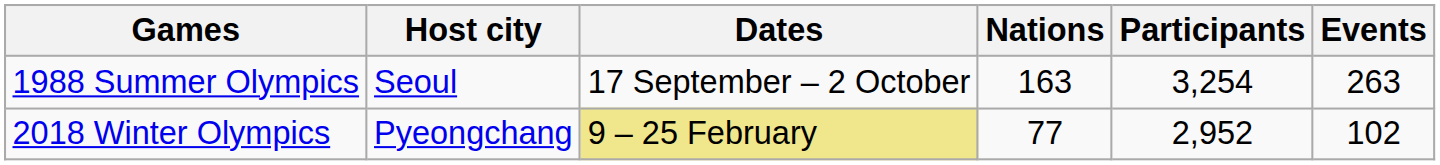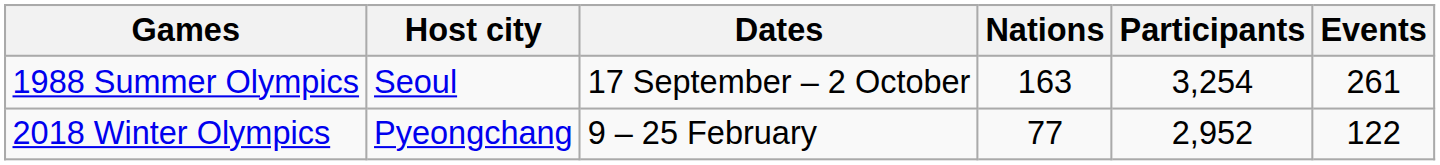(1374, 81) 263 -> (1374, 81) 261
(702, 133) khaki background -> (702, 133) no background
(1374, 133) 102 -> (1374, 133) 122
